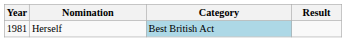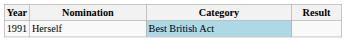(17, 28) 1981 -> (17, 28) 1991
